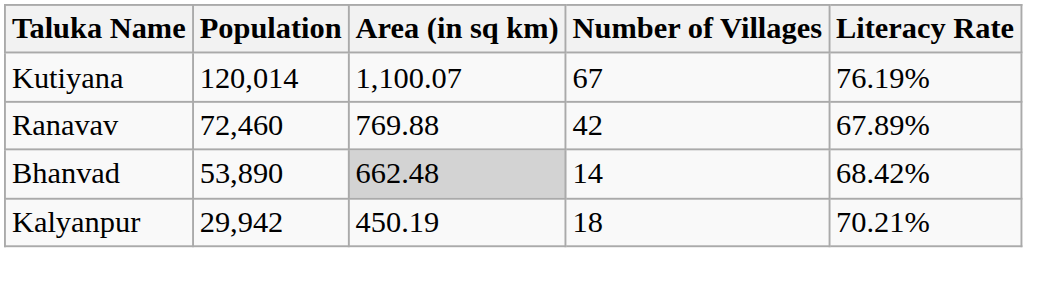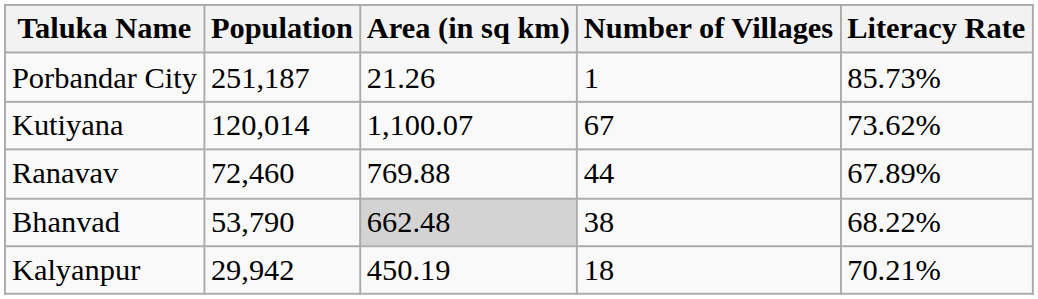+ row: (104, 76)
(883, 76) 76.19% -> (894, 125) 73.62%
(588, 125) 42 -> (599, 173) 44
(241, 173) 53,890 -> (253, 221) 53,790
(588, 173) 14 -> (599, 221) 38
(883, 173) 68.42% -> (894, 221) 68.22%
